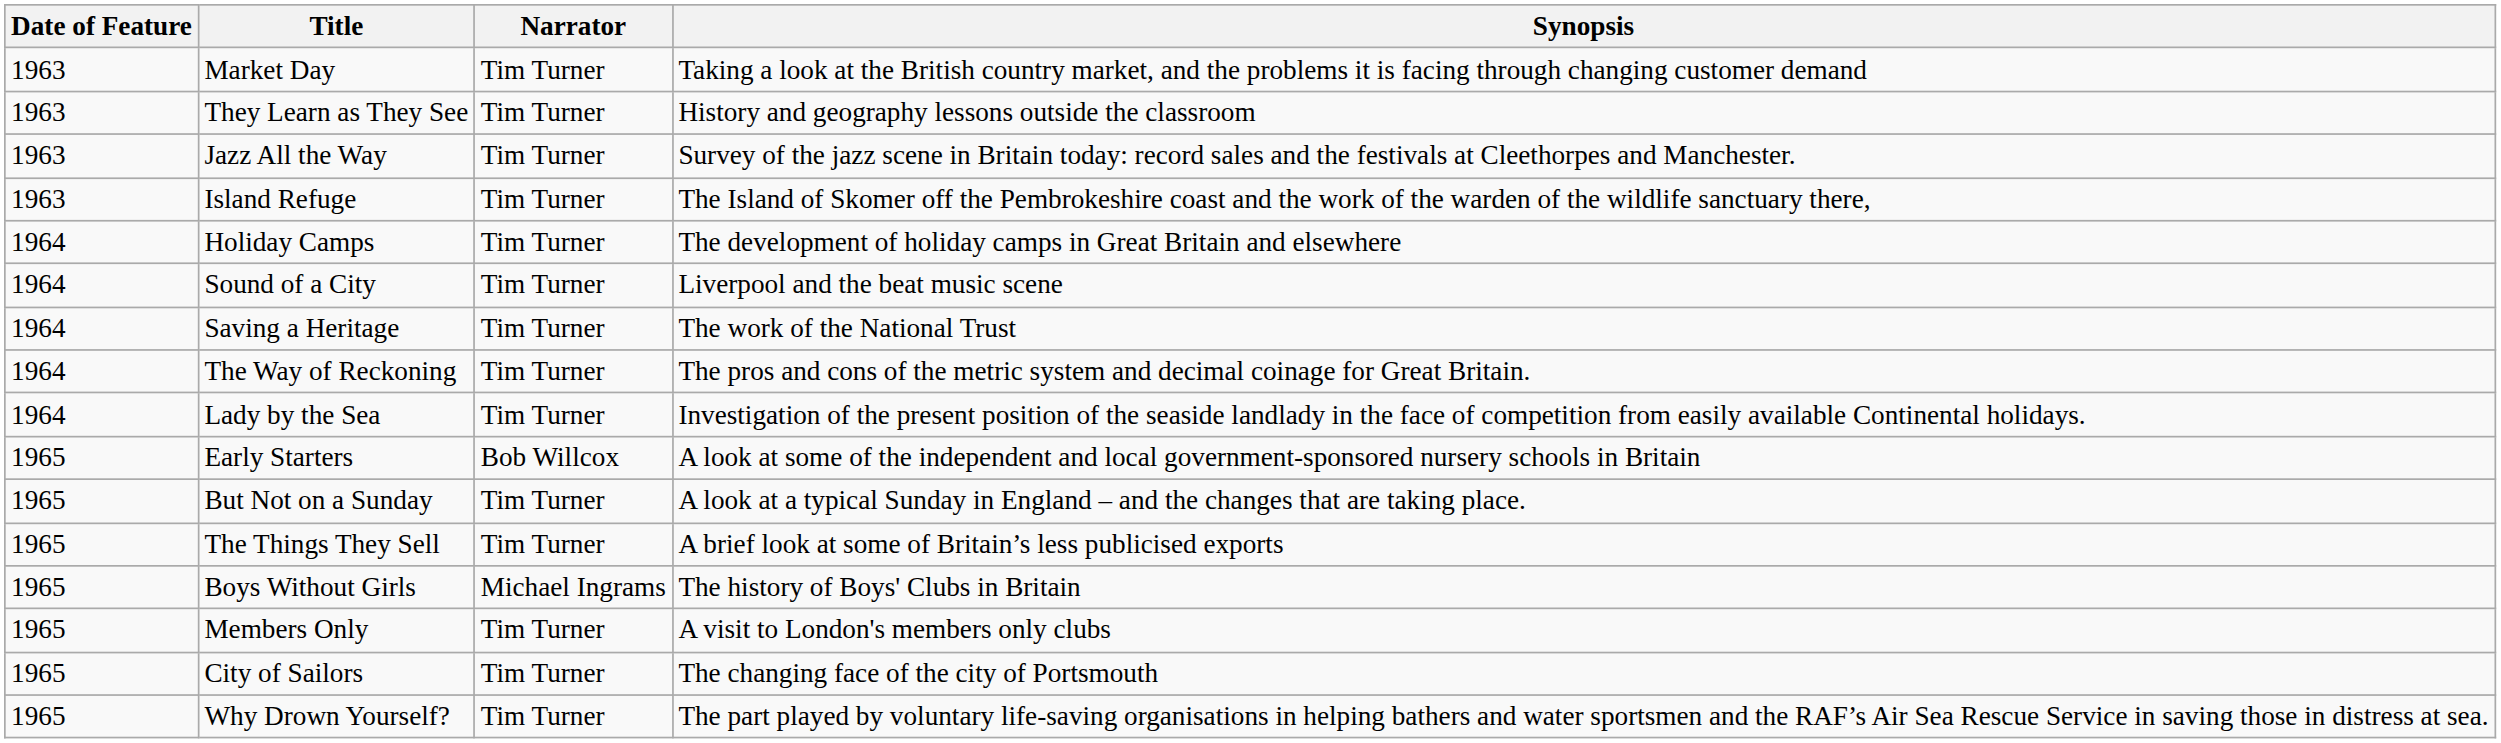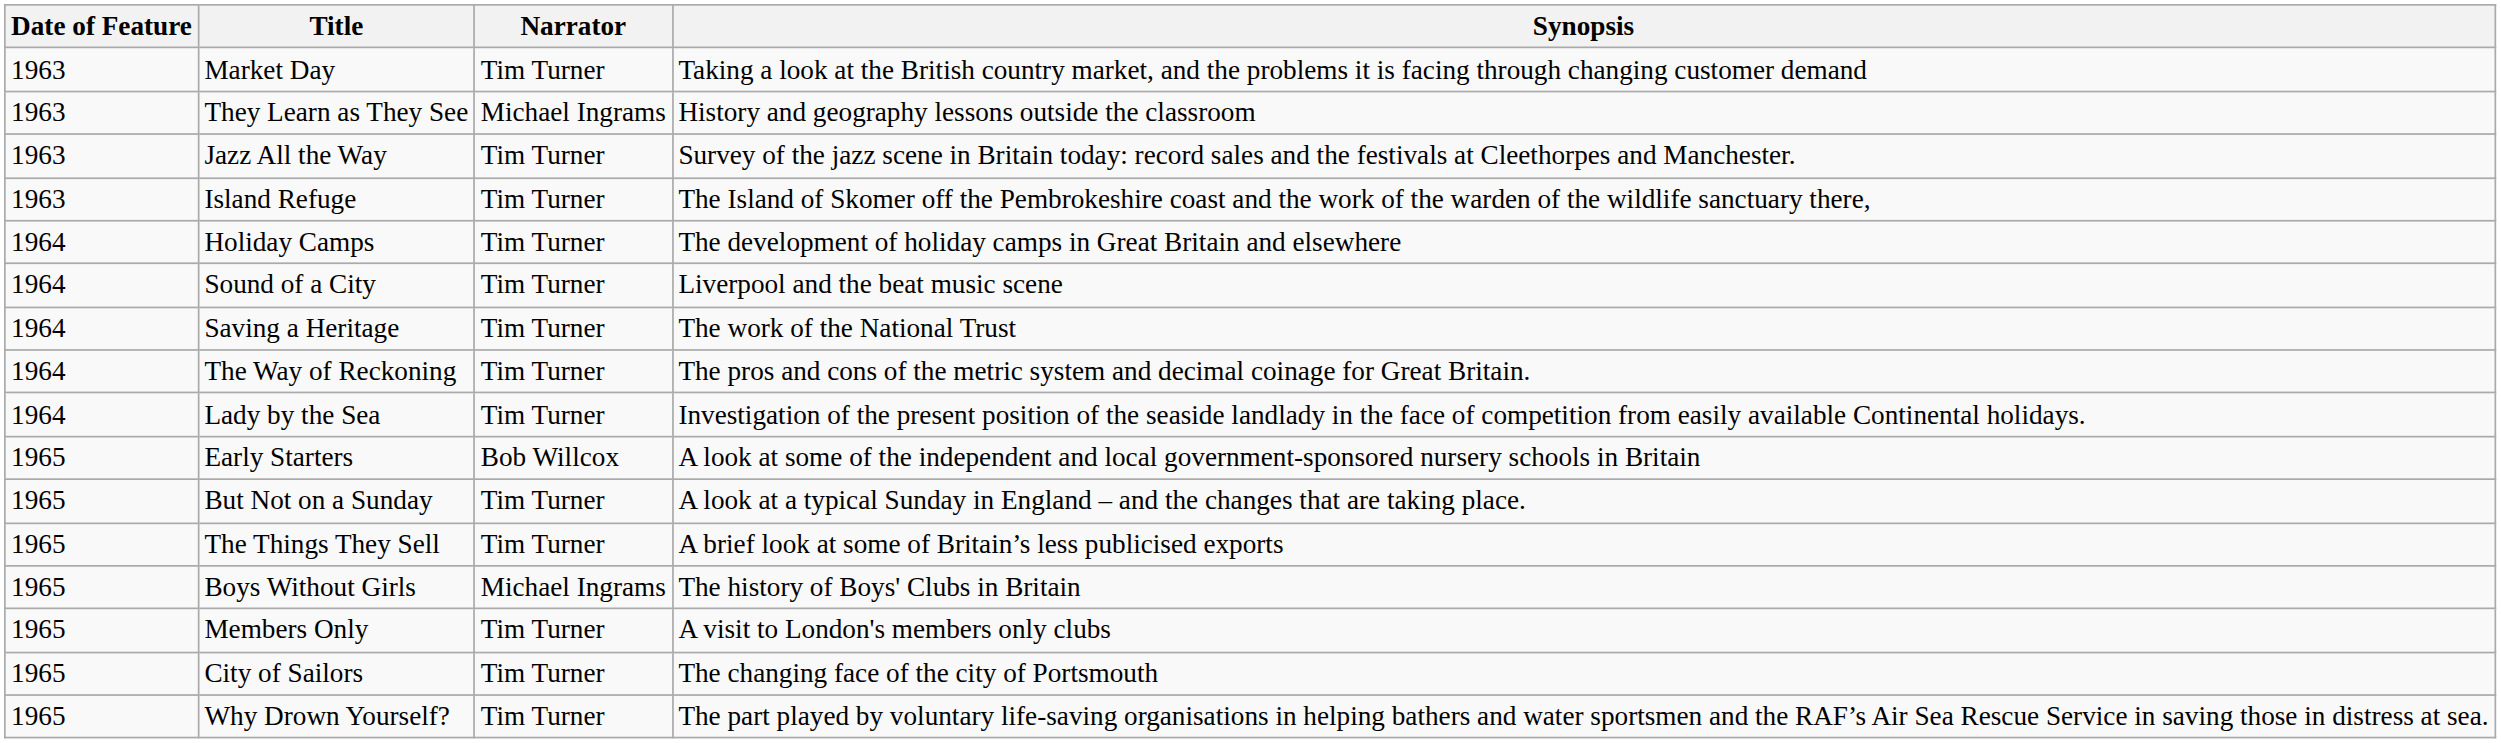(543, 112) Tim Turner -> (573, 112) Michael Ingrams
